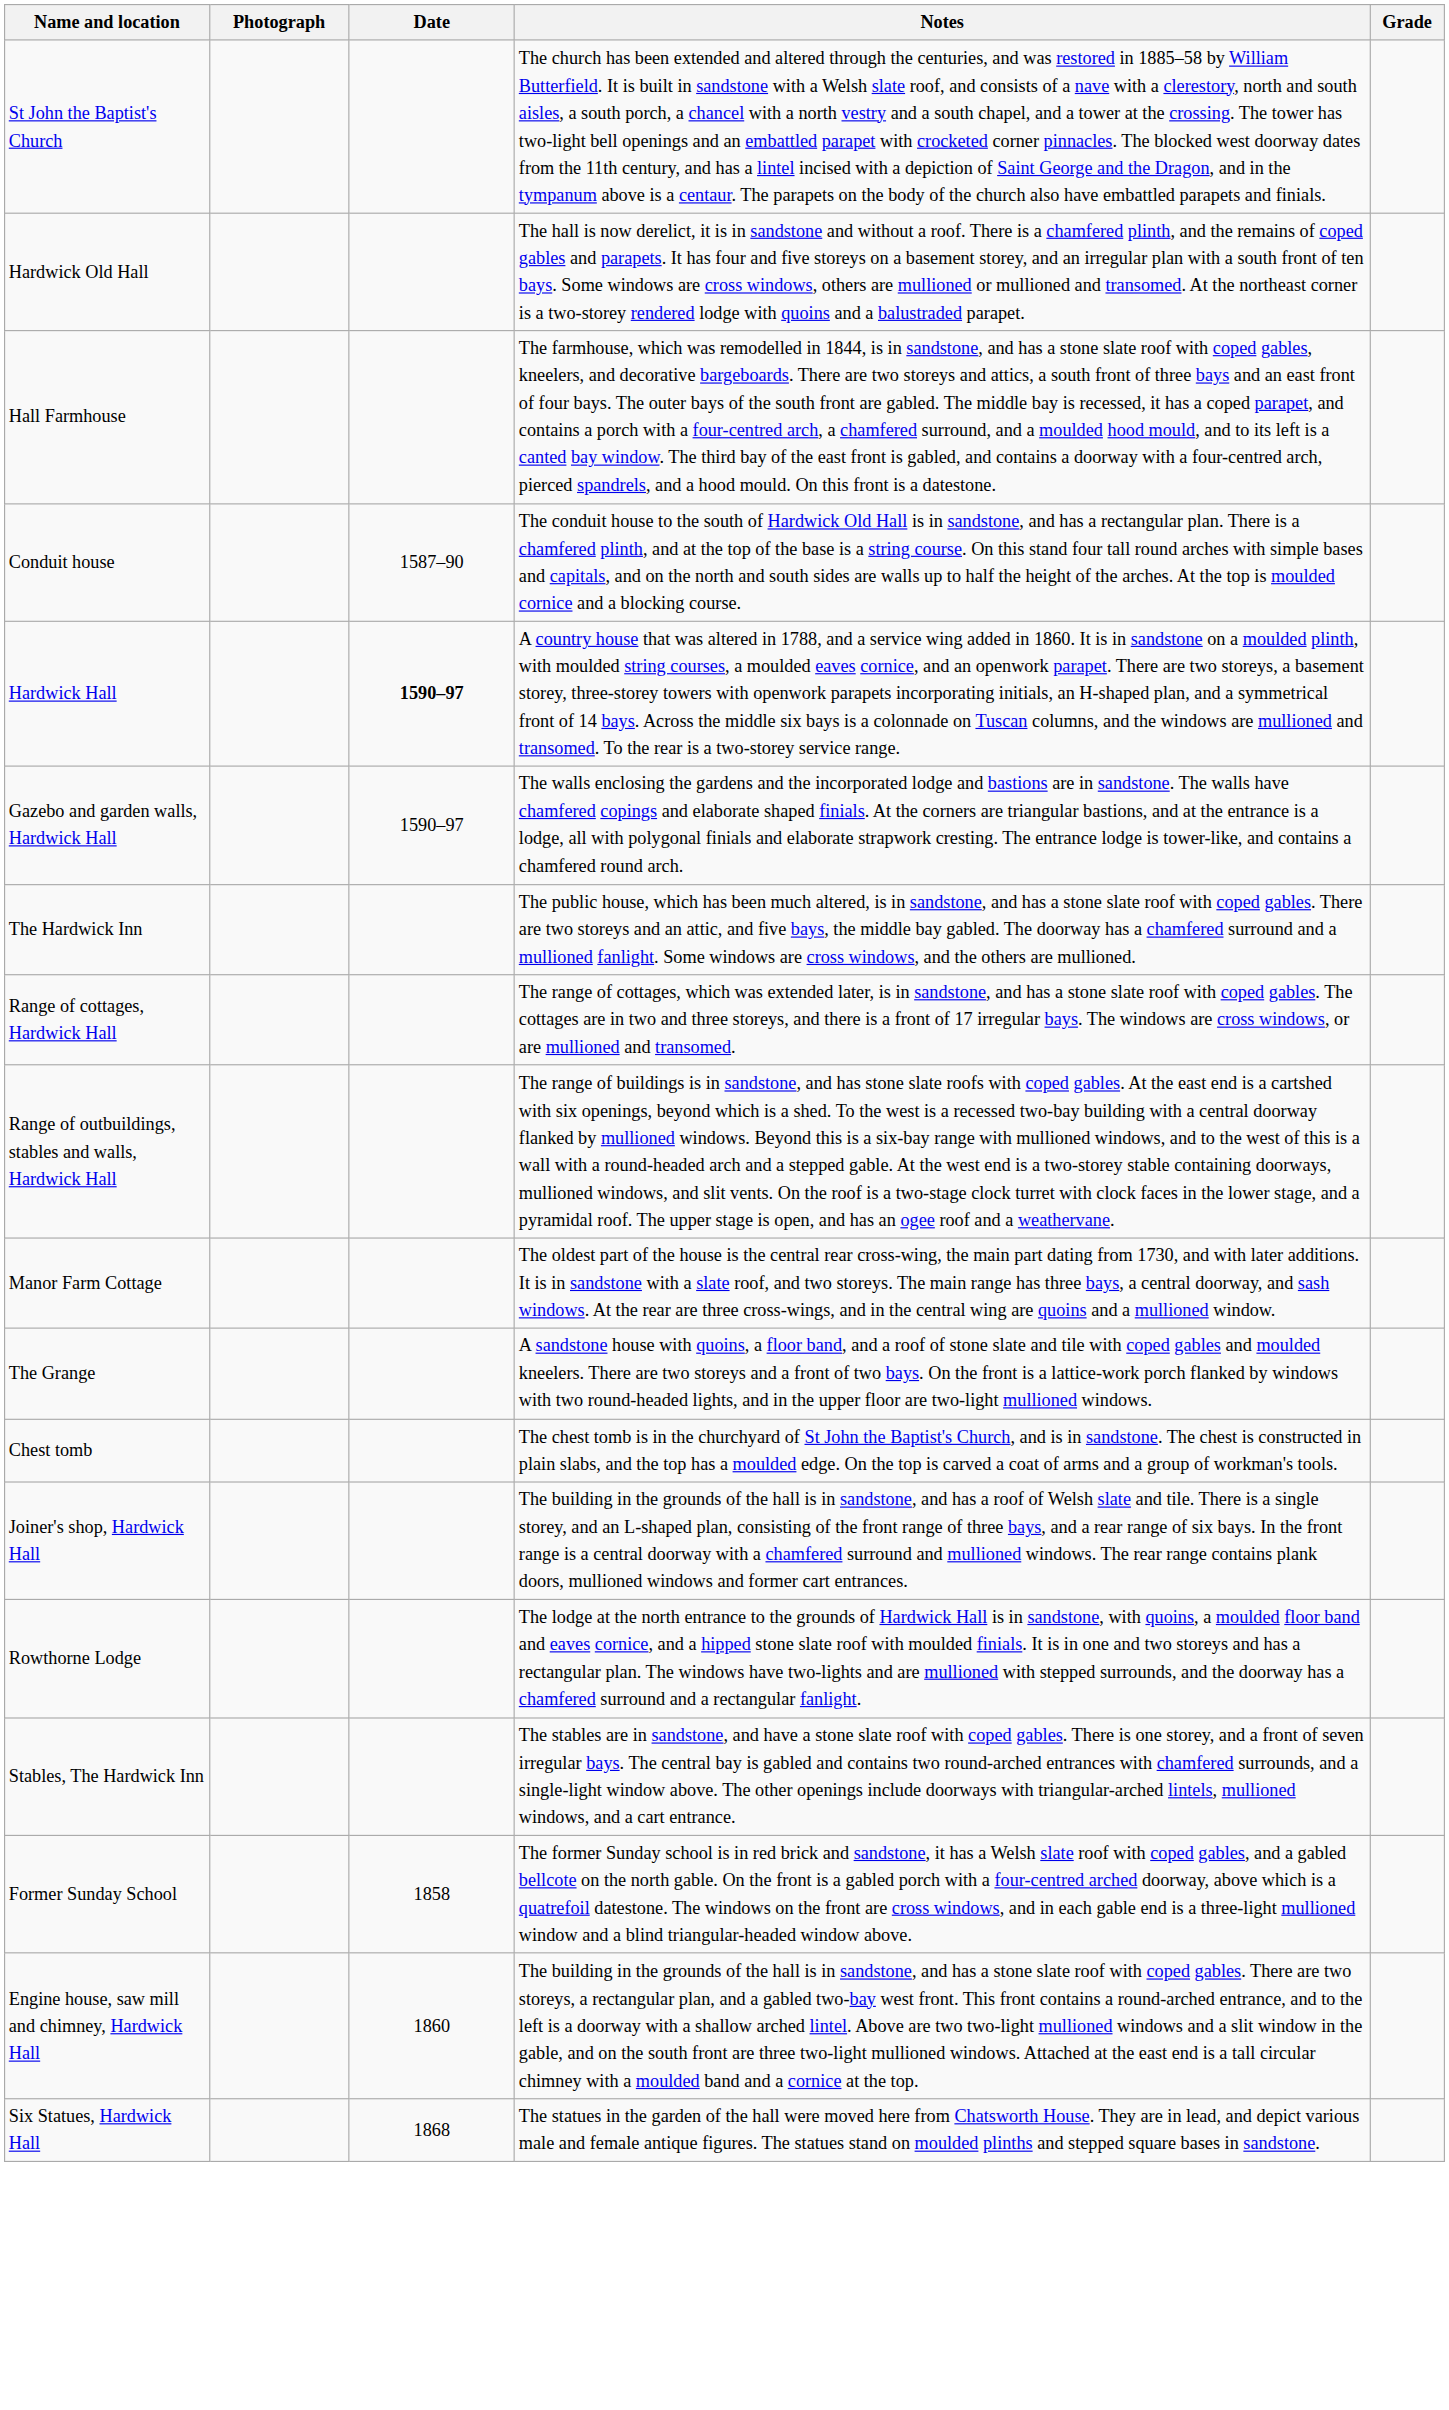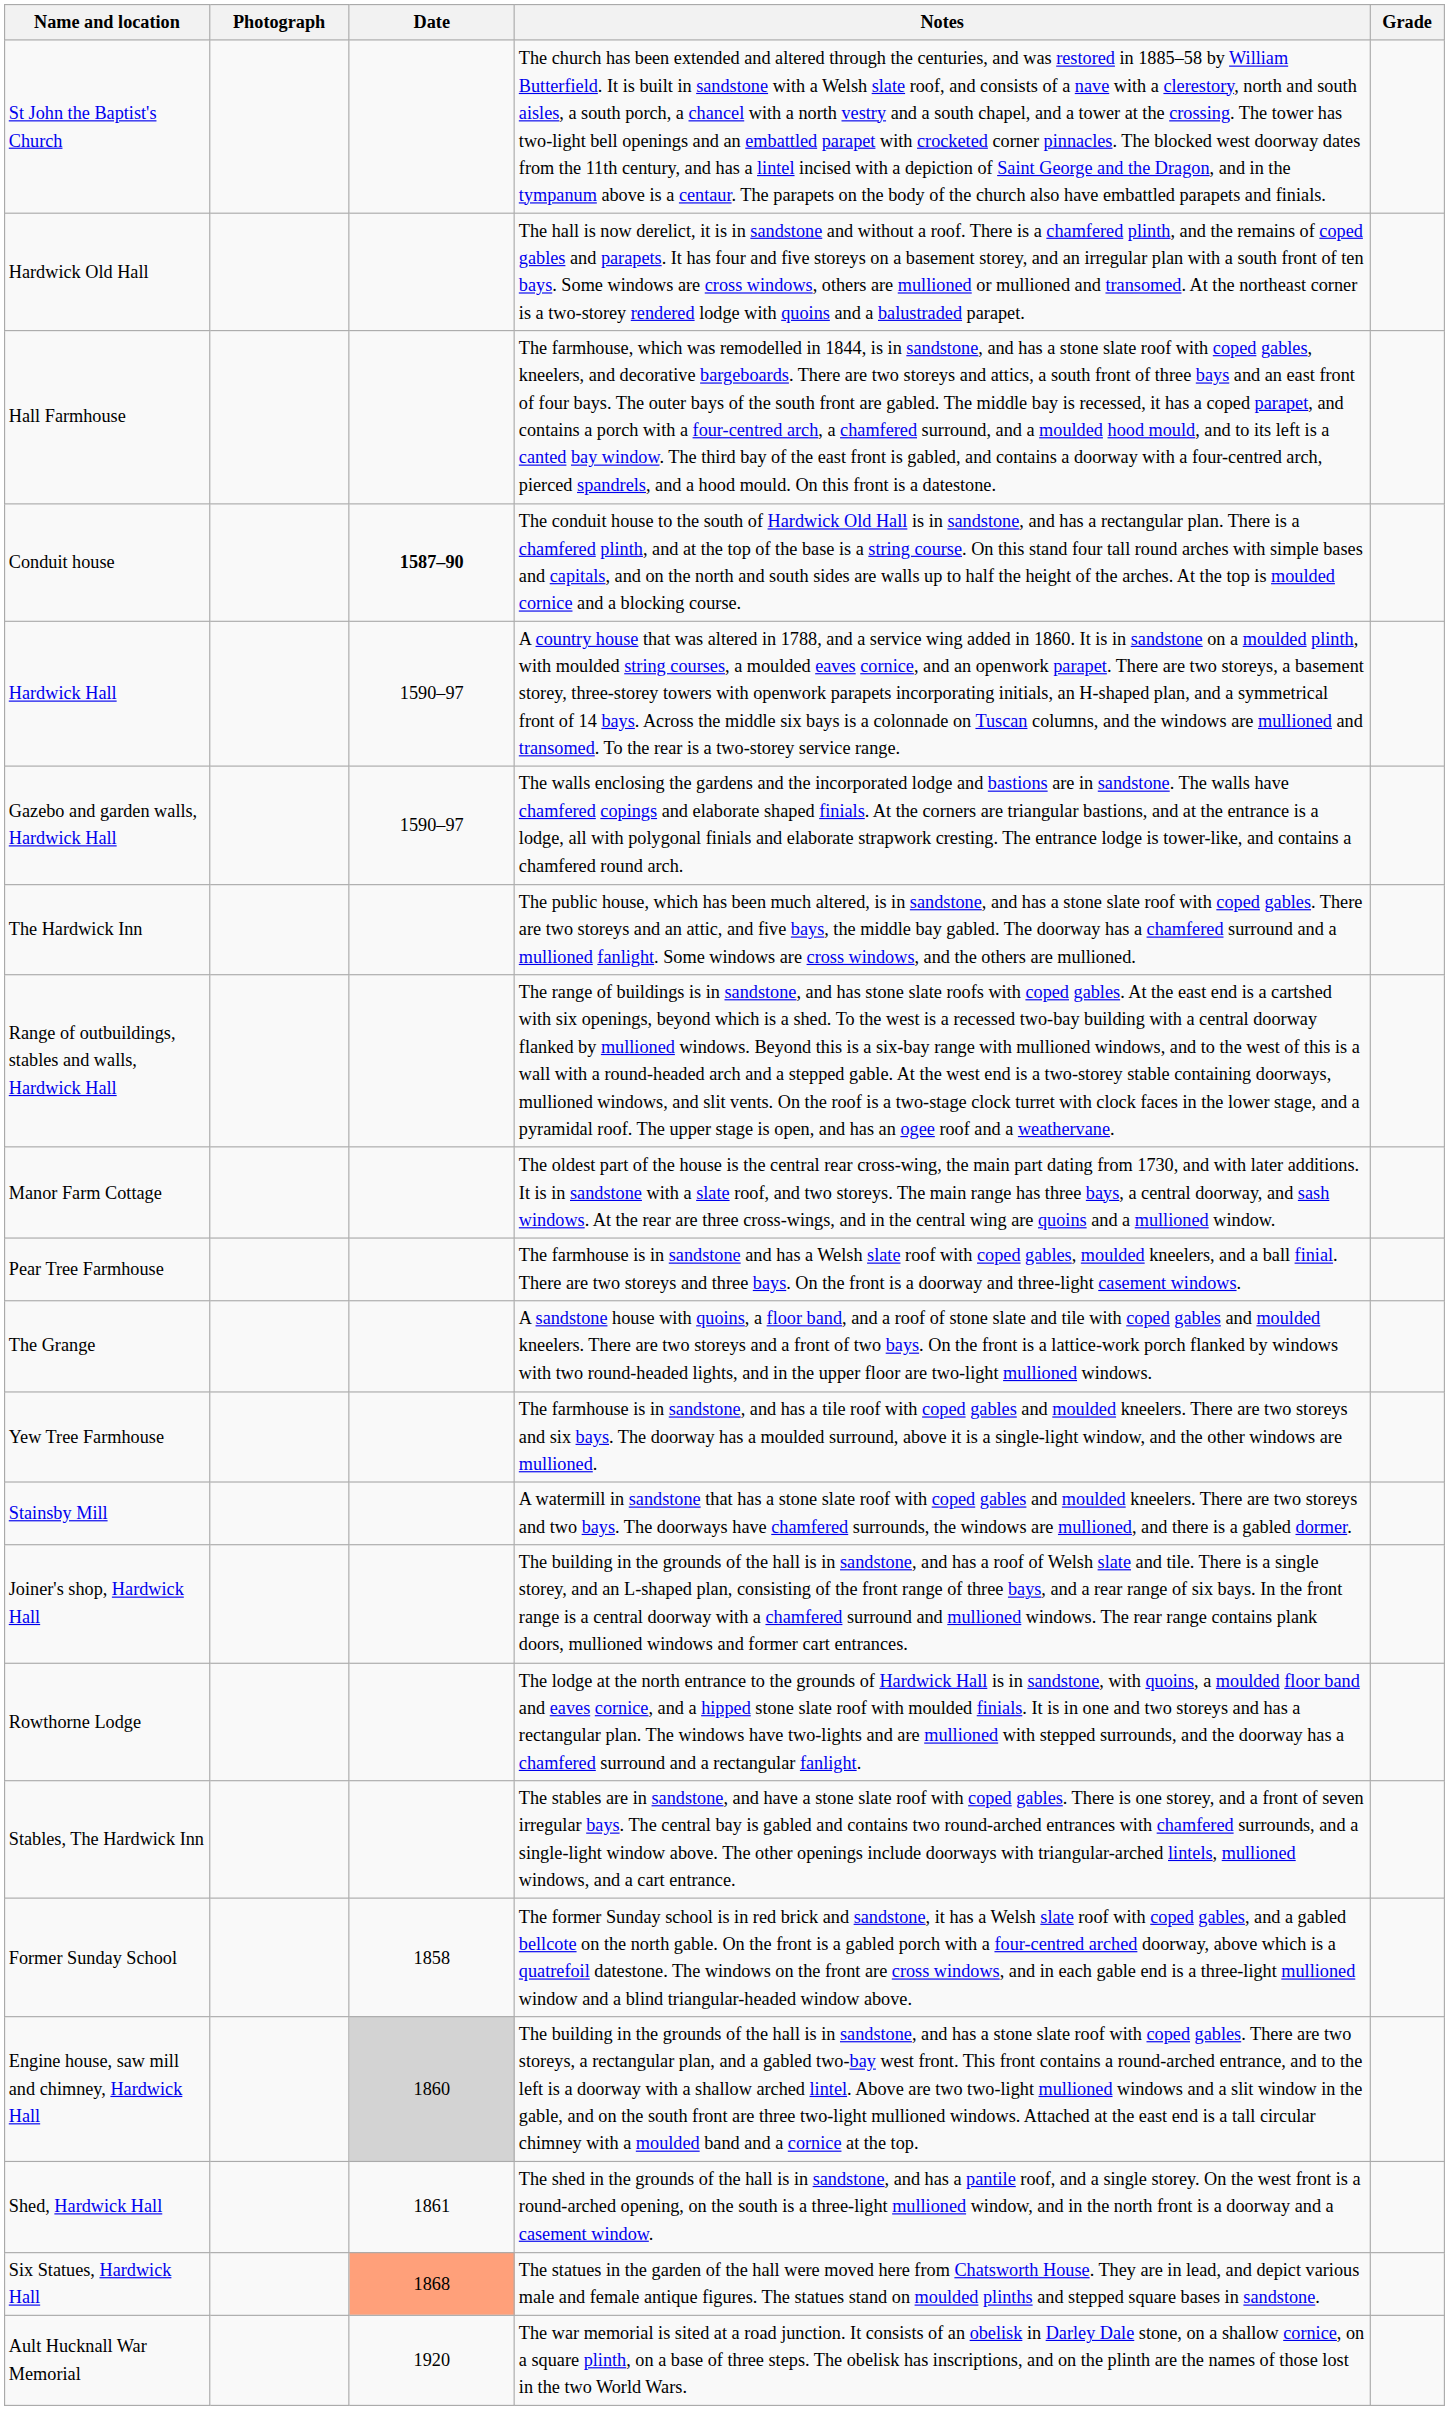(432, 562) normal -> (432, 562) bold
(432, 693) bold -> (432, 693) normal
- row: (76, 1019)
+ row: (86, 1269)
- row: (51, 1450)
+ row: (86, 1436)
+ row: (58, 1513)
(432, 2025) no background -> (432, 2088) lightgrey background
+ row: (86, 2206)
(432, 2129) no background -> (432, 2283) lightsalmon background
+ row: (78, 2360)
